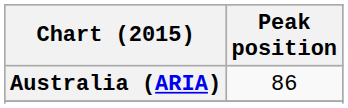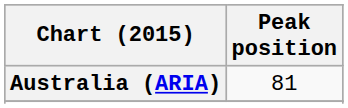(284, 84) 86 -> (284, 84) 81
